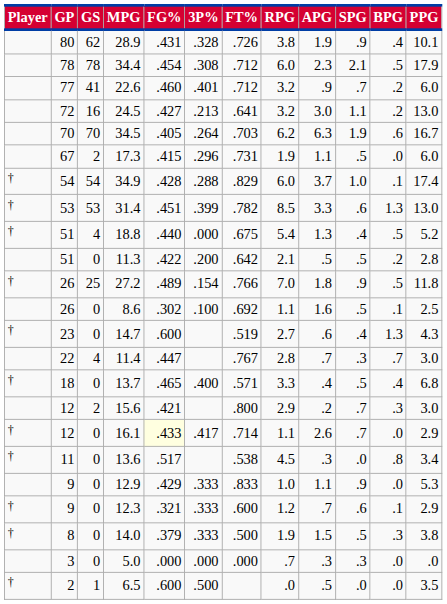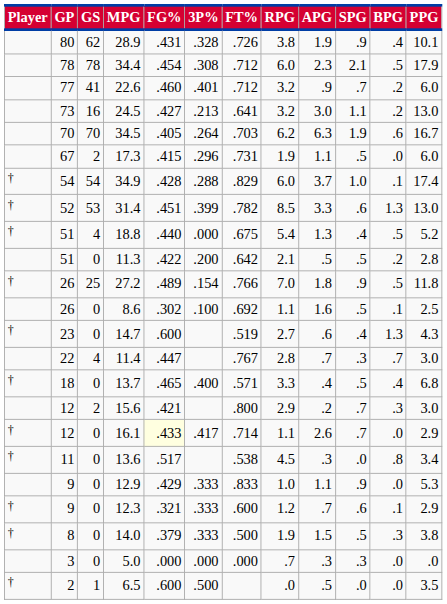(67, 110) 72 -> (67, 110) 73
(67, 208) 53 -> (67, 208) 52
